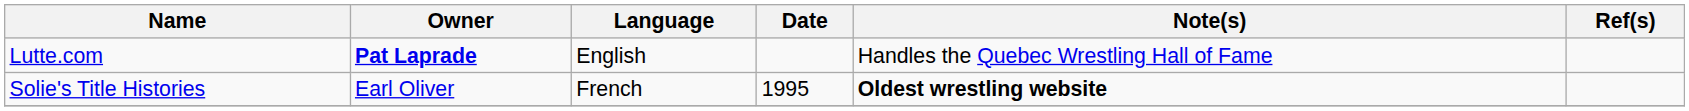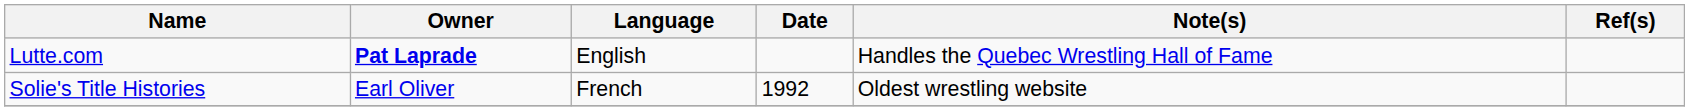(785, 88) 1995 -> (785, 88) 1992
(982, 88) bold -> (972, 88) normal
